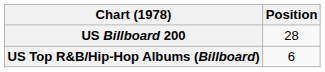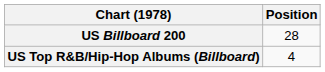(292, 56) 6 -> (292, 56) 4
